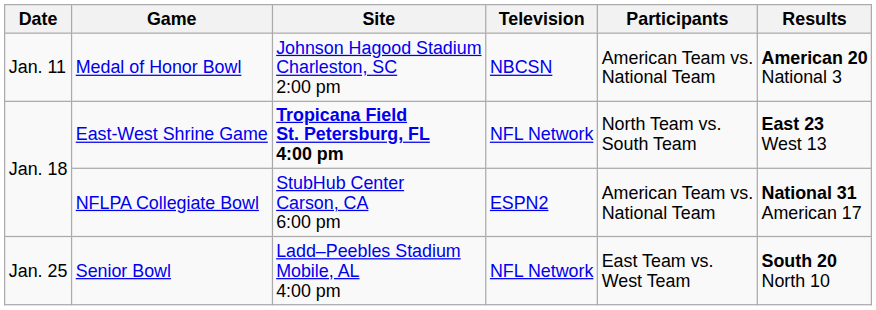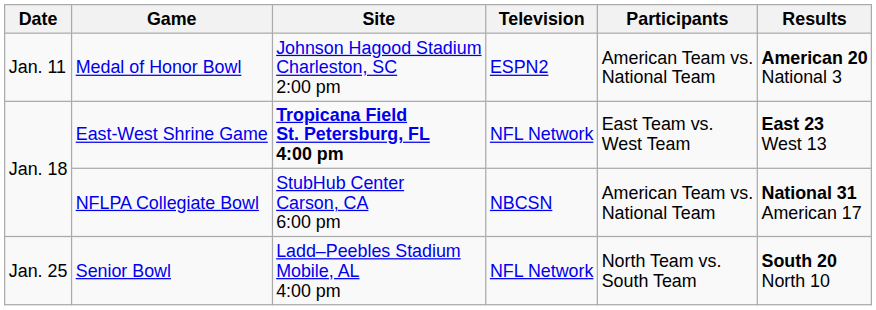(521, 67) NBCSN -> (519, 67) ESPN2
(662, 135) North Team vs. South Team -> (658, 135) East Team vs. West Team
(519, 203) ESPN2 -> (521, 203) NBCSN
(658, 271) East Team vs. West Team -> (662, 271) North Team vs. South Team
